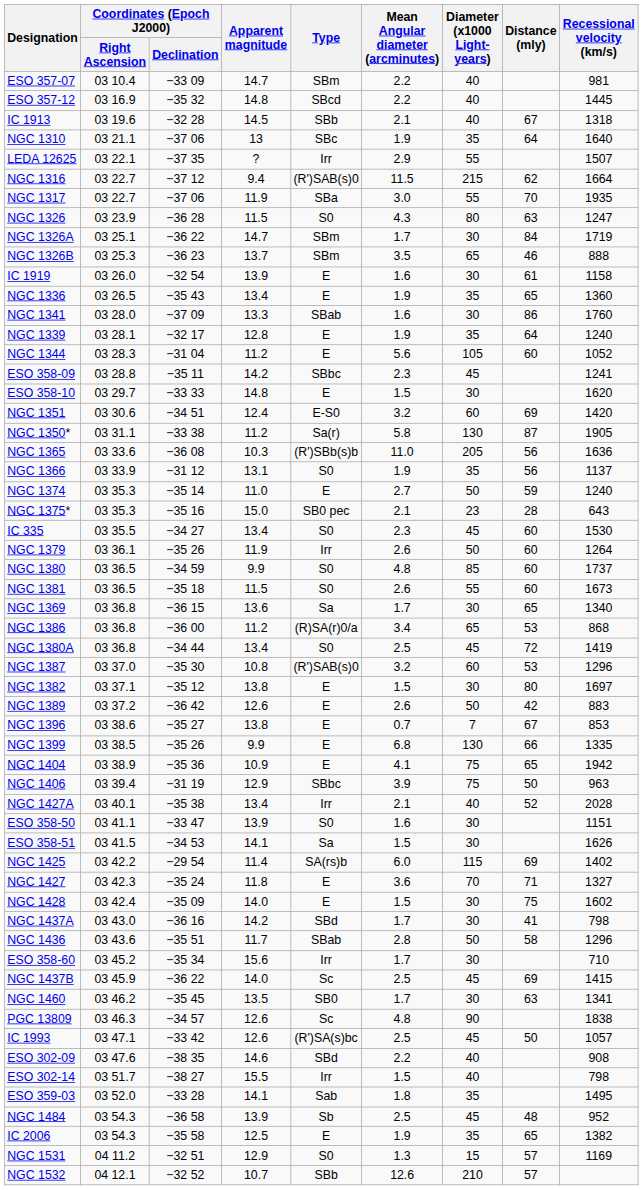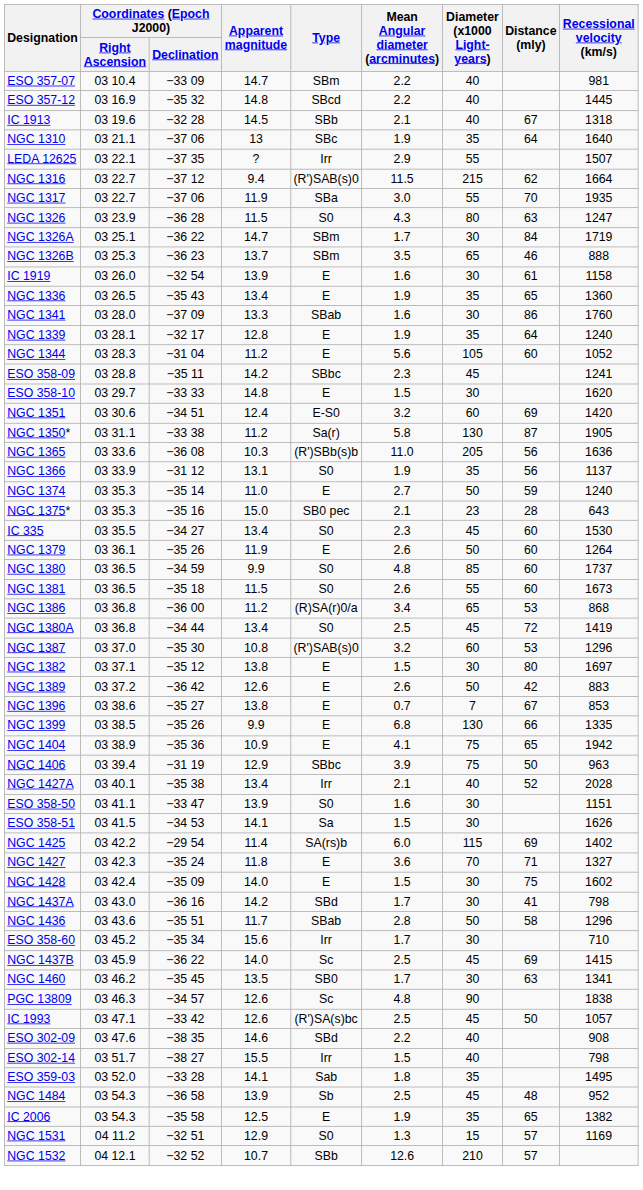(326, 549) Irr -> (326, 549) E
- row: (36, 608)
